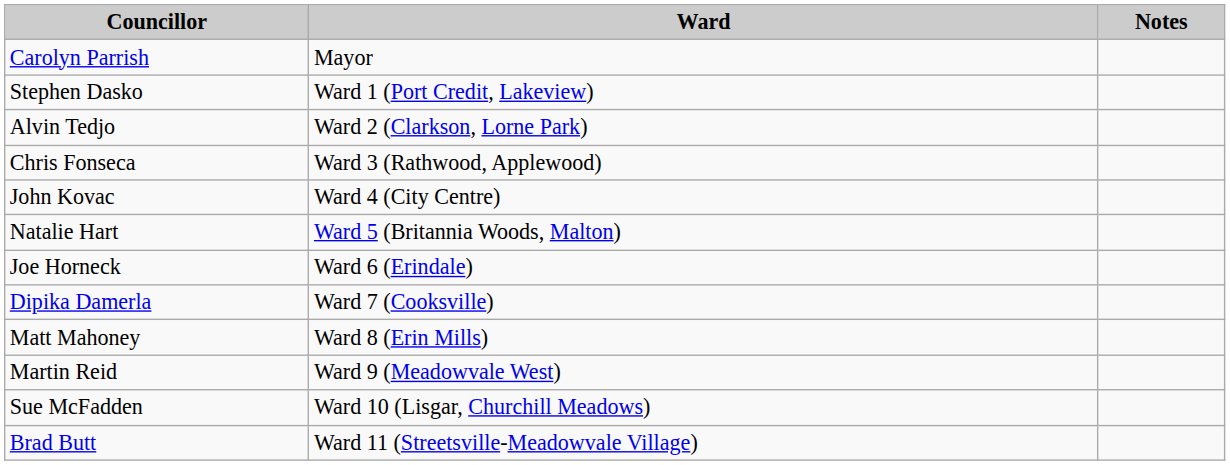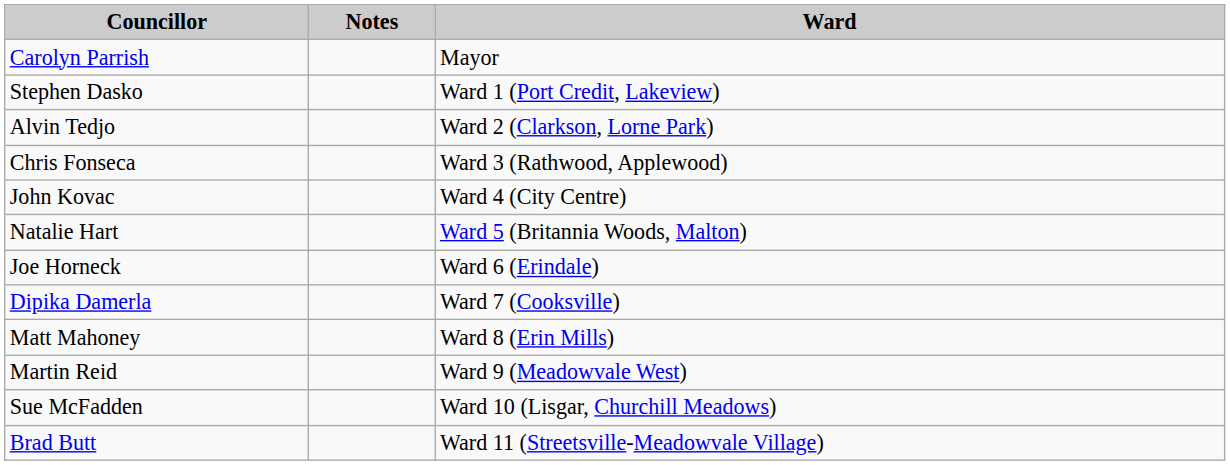columns swapped: (704, 22) <-> (1161, 22)
